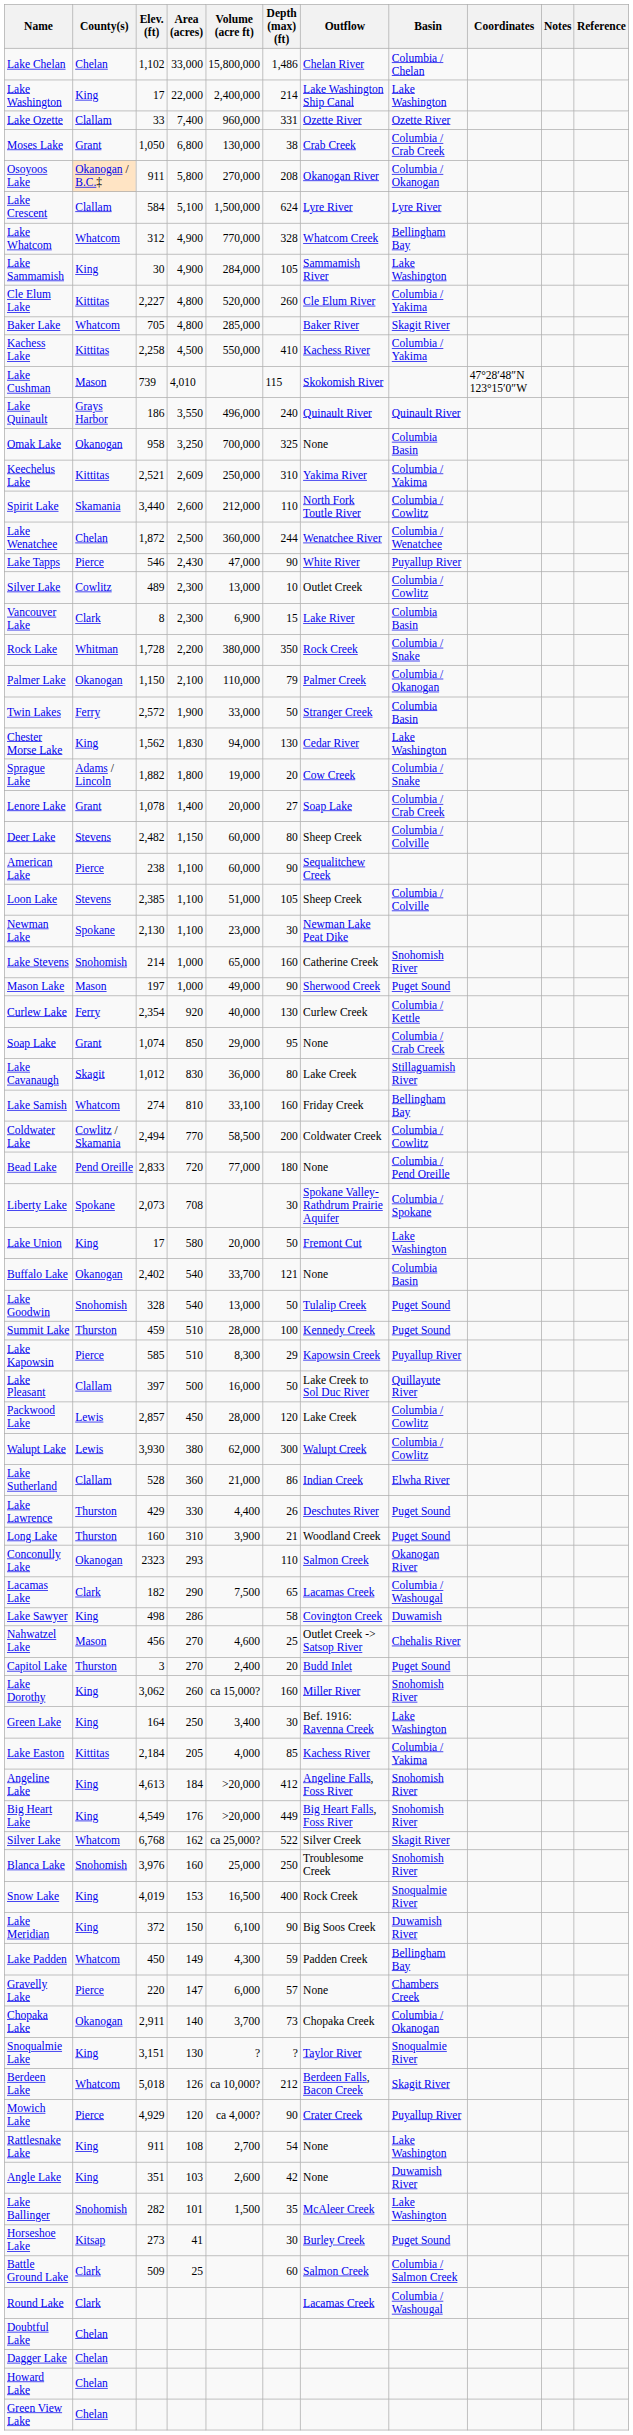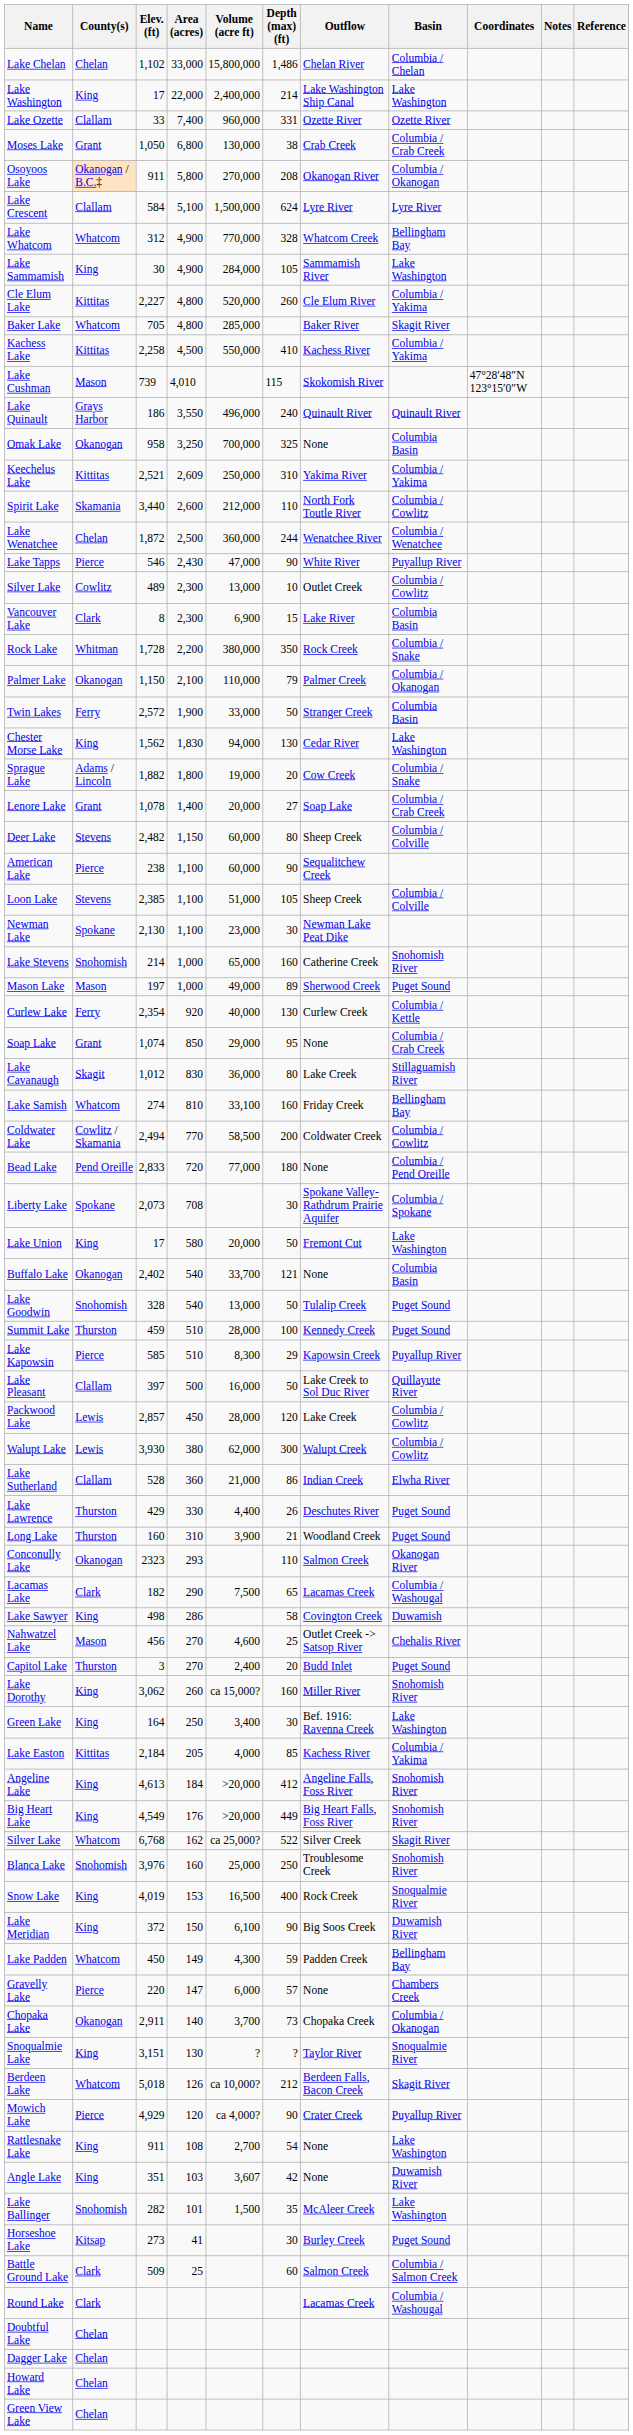(292, 987) 90 -> (292, 987) 89
(247, 2177) 2,600 -> (247, 2177) 3,607
